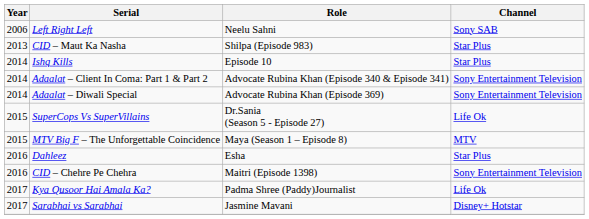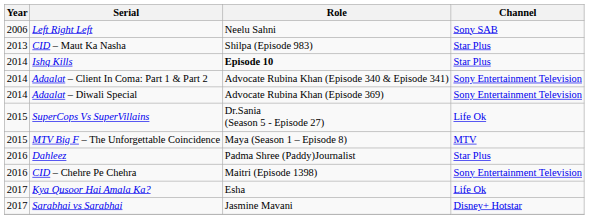(248, 62) normal -> (249, 62) bold
(235, 156) Esha -> (290, 156) Padma Shree (Paddy)Journalist
(290, 189) Padma Shree (Paddy)Journalist -> (235, 189) Esha
